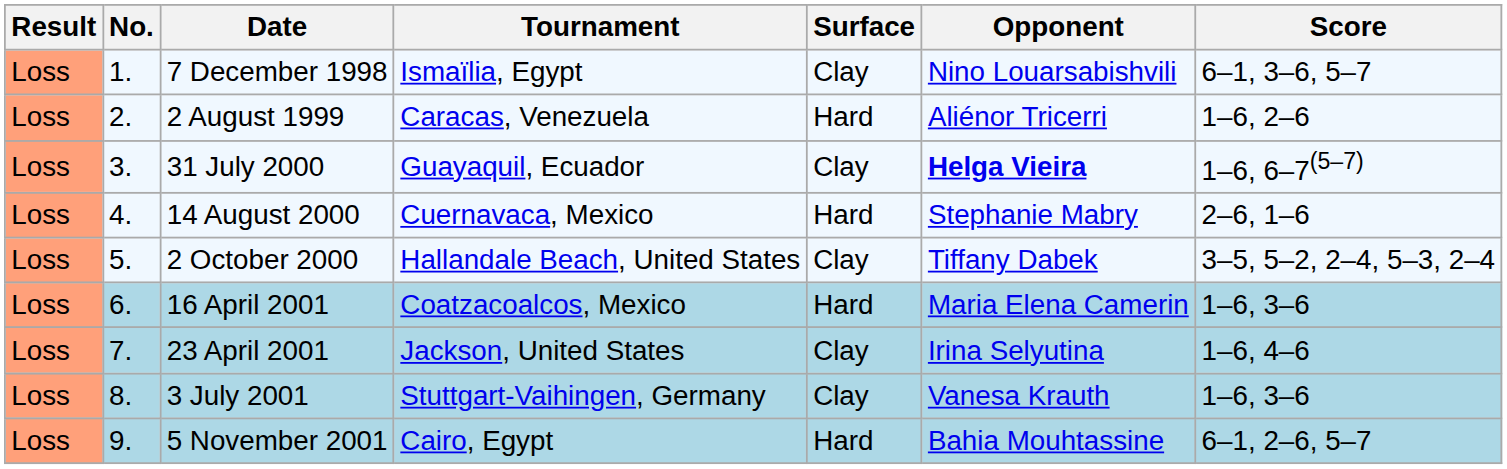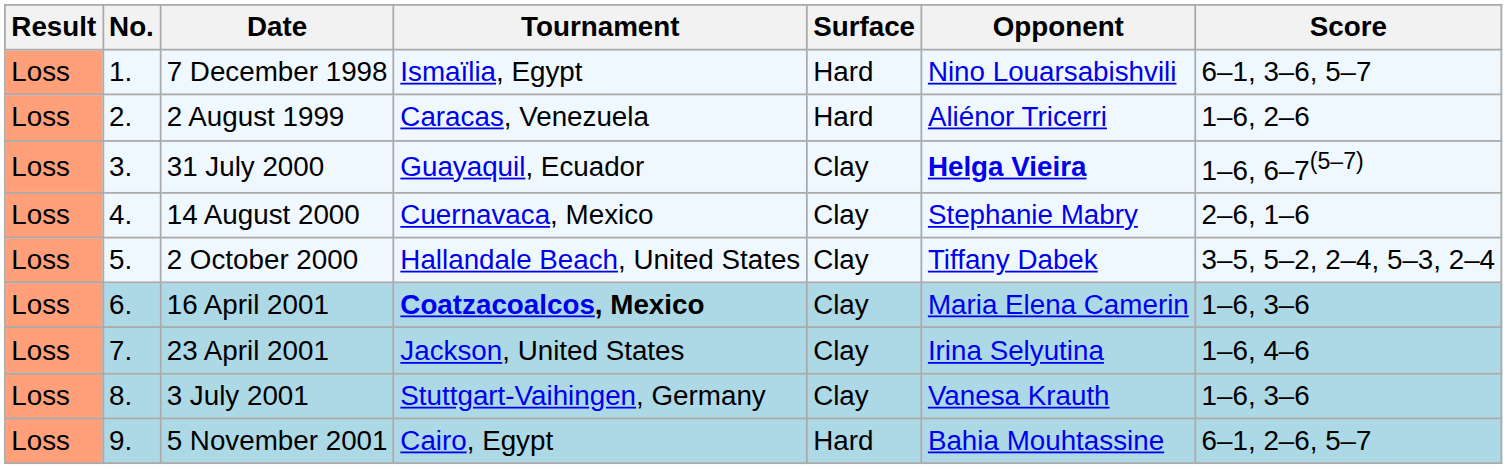(841, 71) Clay -> (843, 71) Hard
(843, 214) Hard -> (841, 214) Clay
(543, 304) normal -> (552, 304) bold
(843, 304) Hard -> (841, 304) Clay
